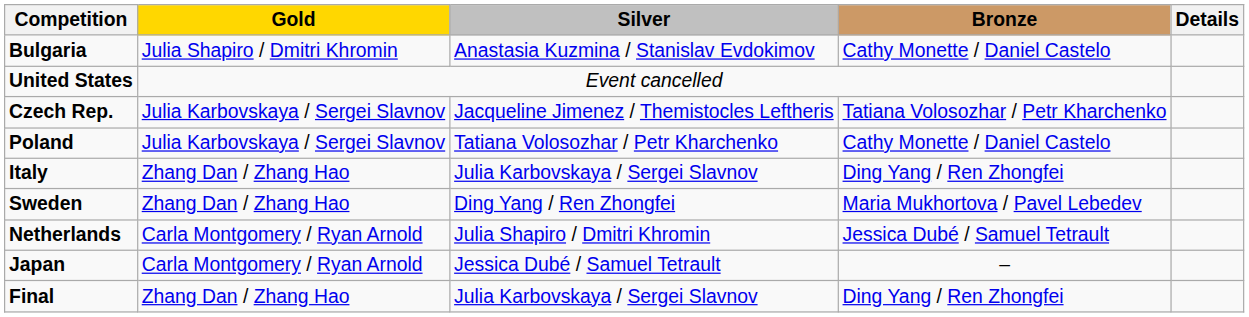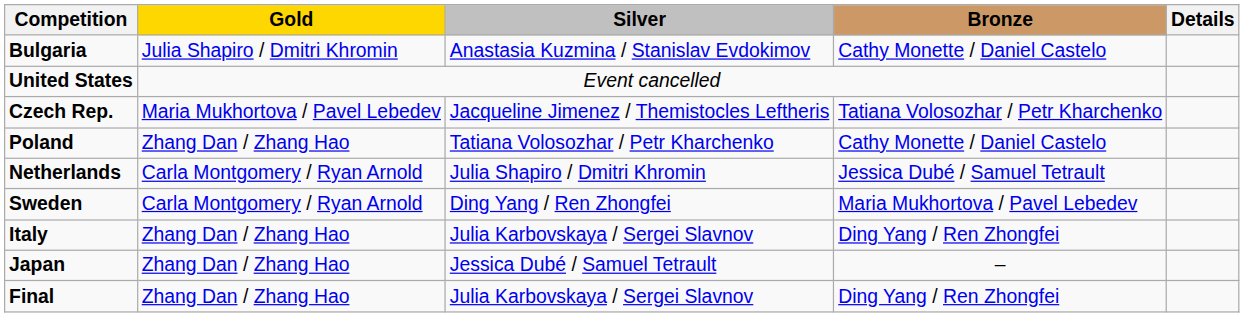(293, 111) Julia Karbovskaya / Sergei Slavnov -> (291, 111) Maria Mukhortova / Pavel Lebedev
(293, 142) Julia Karbovskaya / Sergei Slavnov -> (246, 142) Zhang Dan / Zhang Hao
rows swapped: (65, 234) <-> (28, 173)
(246, 204) Zhang Dan / Zhang Hao -> (282, 204) Carla Montgomery / Ryan Arnold
(282, 265) Carla Montgomery / Ryan Arnold -> (246, 265) Zhang Dan / Zhang Hao
